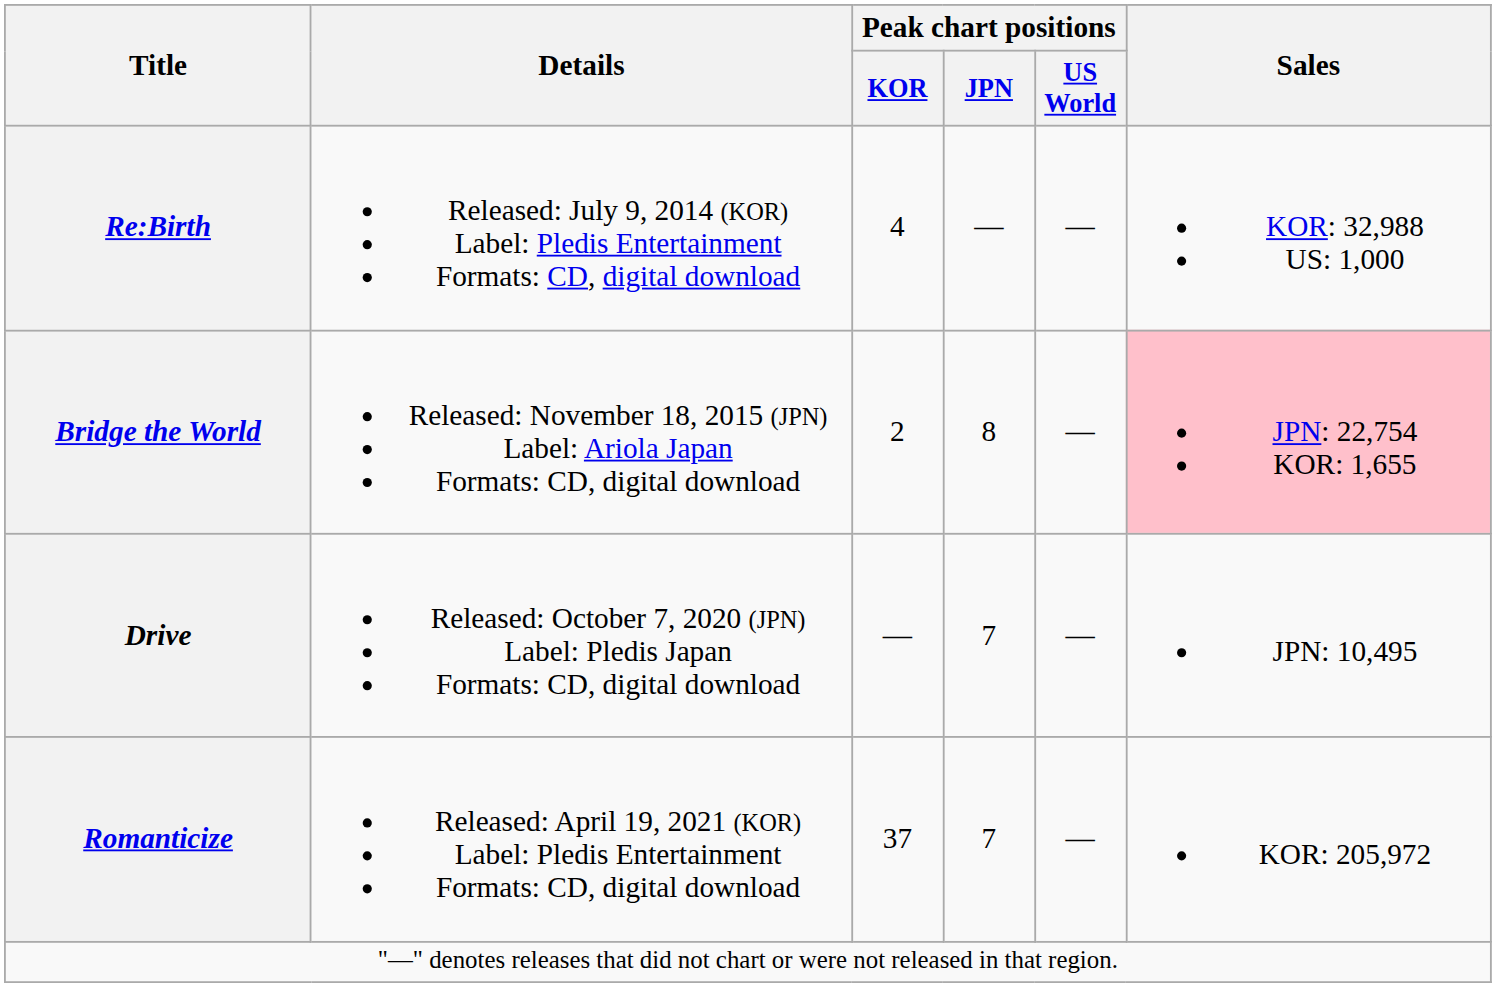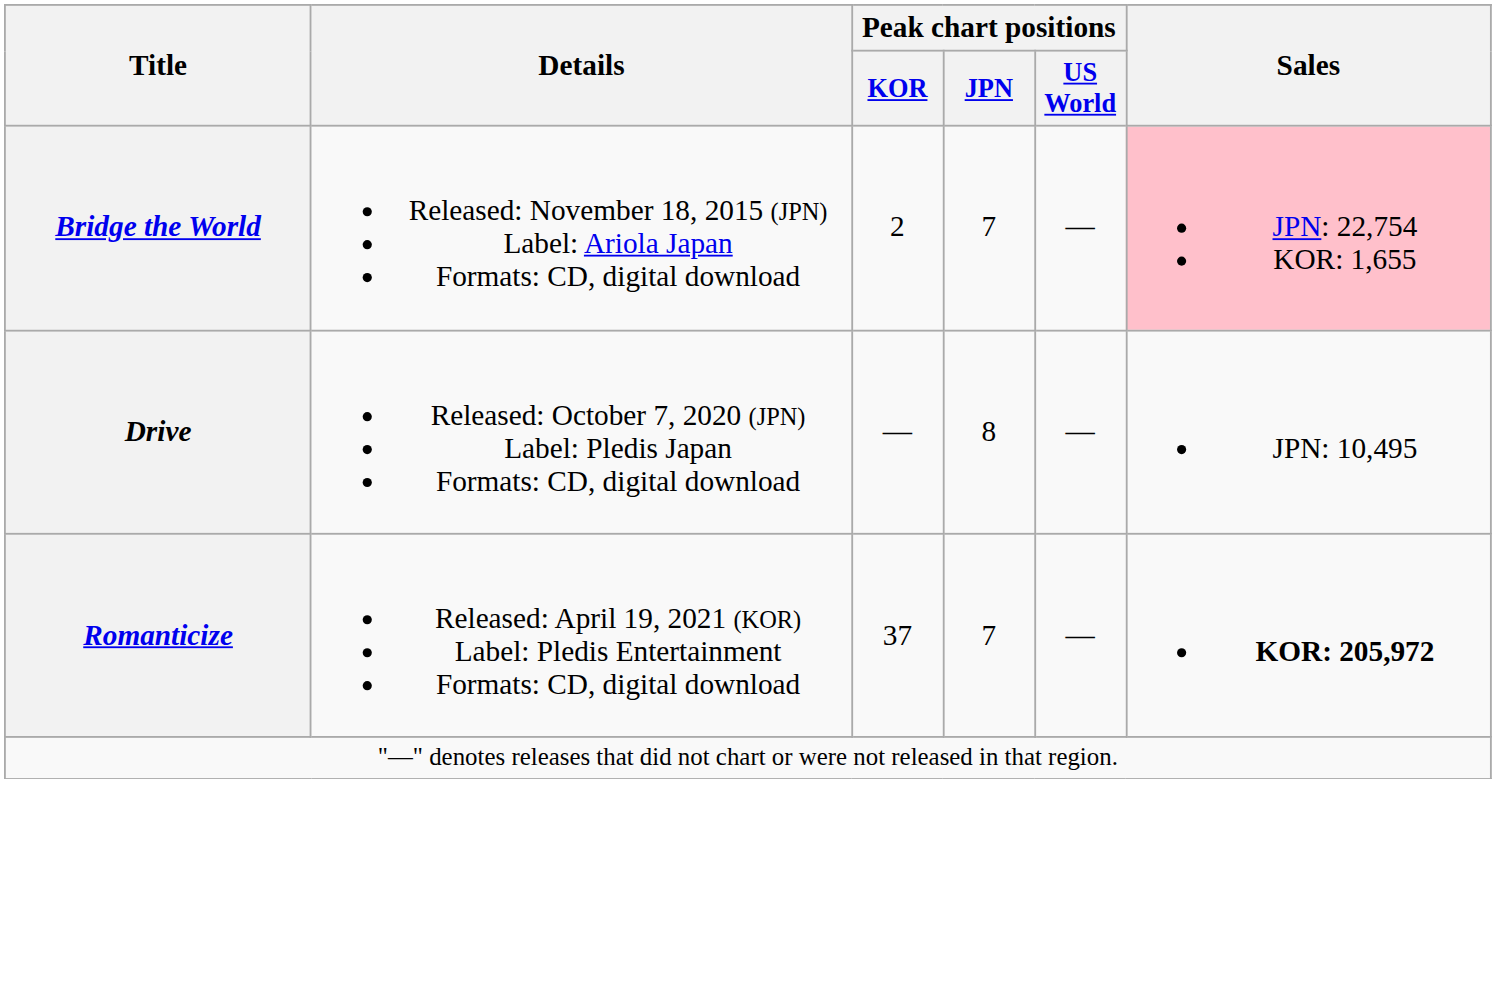- row: (158, 227)
(989, 431) 8 -> (989, 227) 7
(989, 635) 7 -> (989, 431) 8
(1308, 856) normal -> (1308, 652) bold
